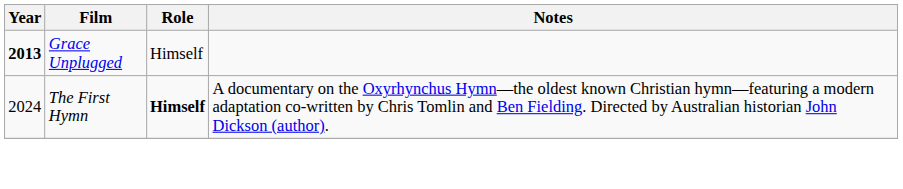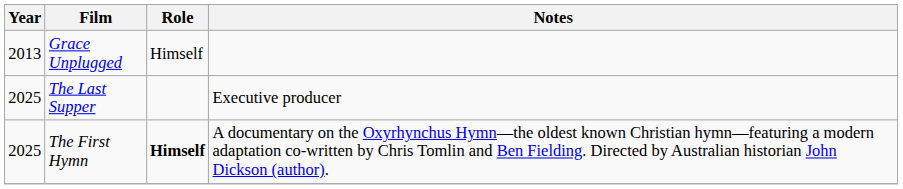(25, 52) bold -> (25, 52) normal
+ row: (77, 97)
(25, 106) 2024 -> (25, 151) 2025
